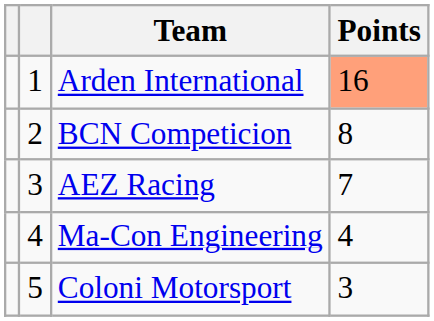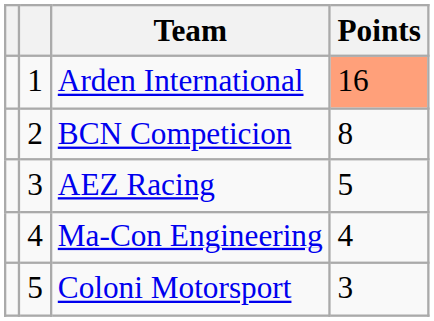(345, 184) 7 -> (345, 184) 5
